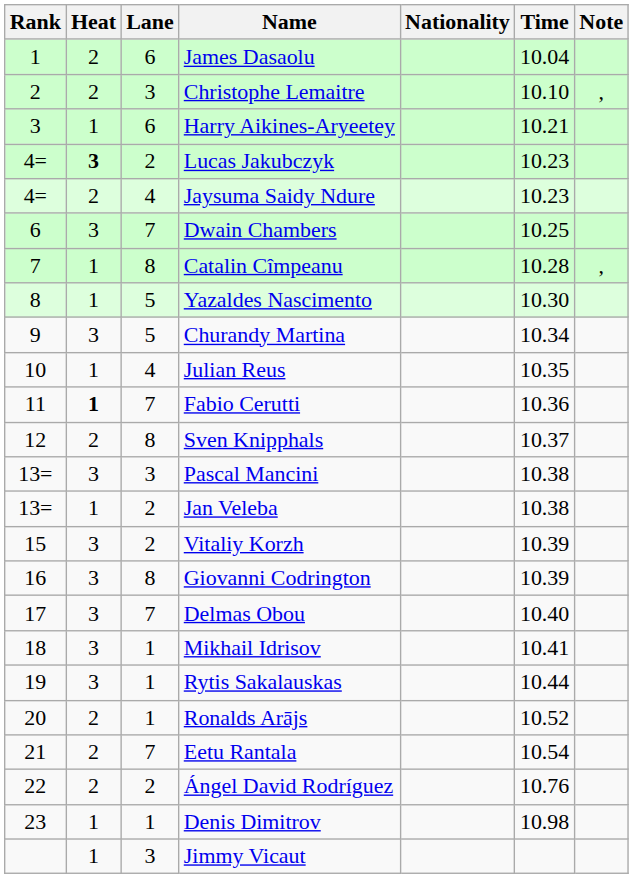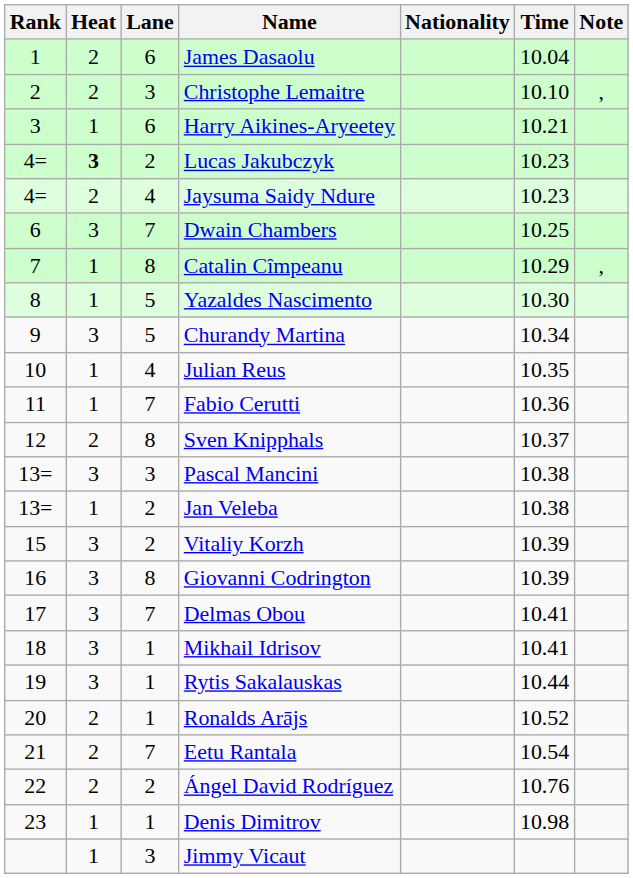(545, 265) 10.28 -> (545, 265) 10.29
(94, 404) bold -> (94, 404) normal
(545, 612) 10.40 -> (545, 612) 10.41
